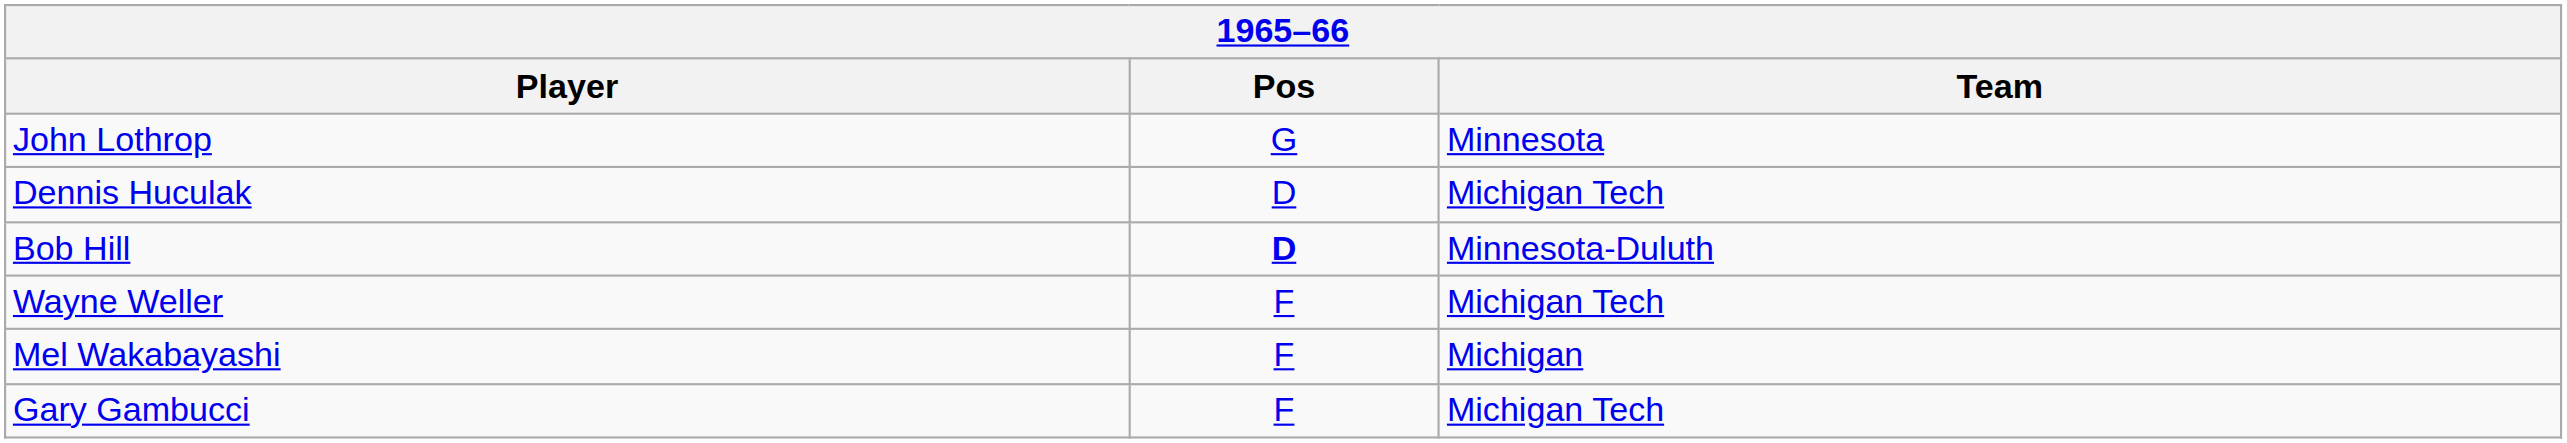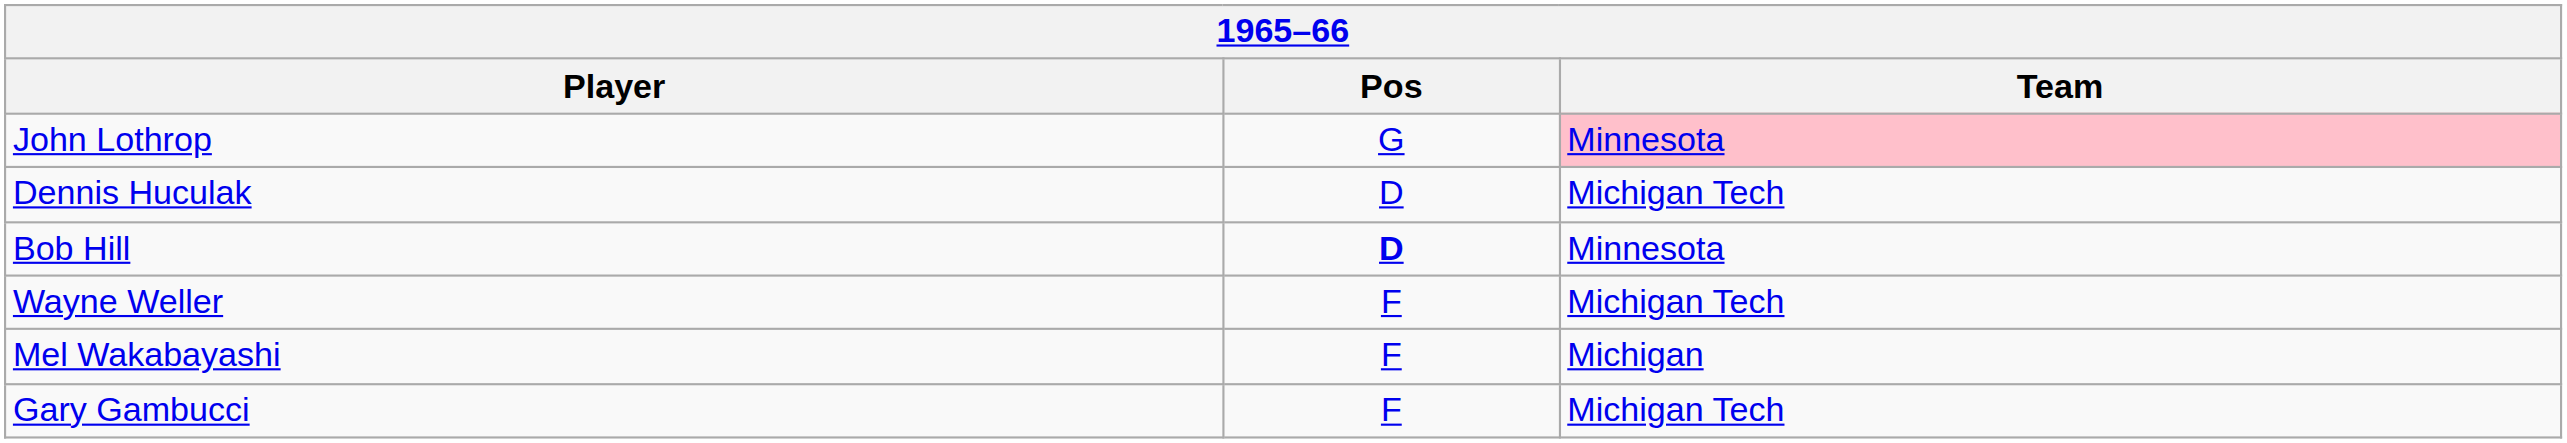(1526, 139) no background -> (1646, 139) pink background
(1580, 247) Minnesota-Duluth -> (1646, 247) Minnesota
